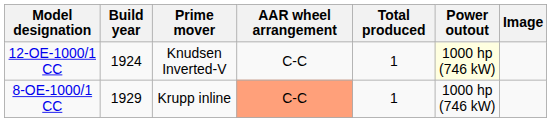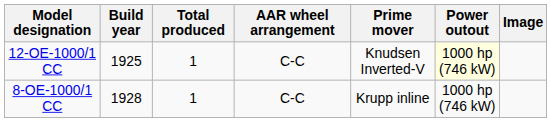columns swapped: (394, 23) <-> (194, 23)
(126, 61) 1924 -> (126, 61) 1925
(126, 98) 1929 -> (126, 98) 1928
(295, 98) lightsalmon background -> (292, 98) no background
